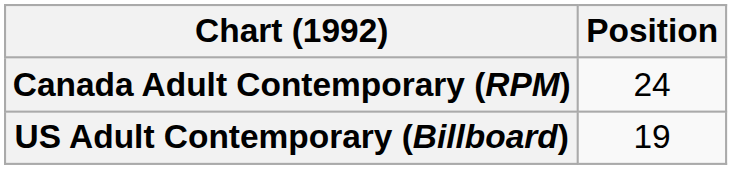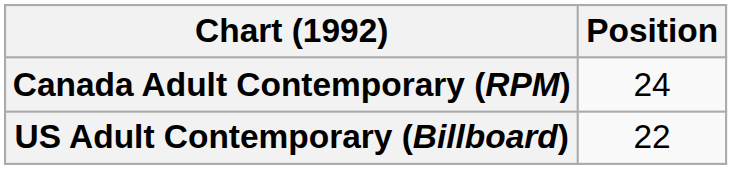(652, 137) 19 -> (652, 137) 22
